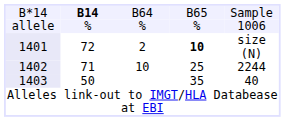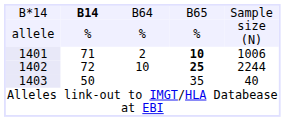(252, 26) 1006 -> (252, 33) size (N)
(88, 47) 72 -> (88, 54) 71
(252, 47) size (N) -> (252, 54) 1006
(88, 67) 71 -> (88, 67) 72
(197, 67) normal -> (197, 67) bold
